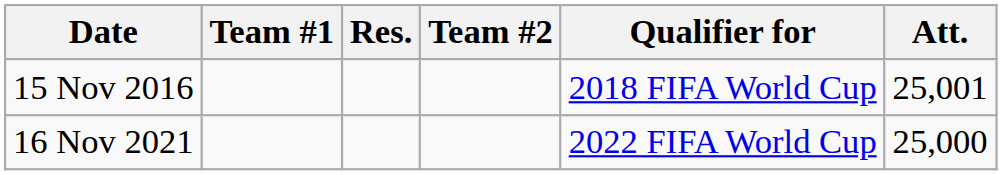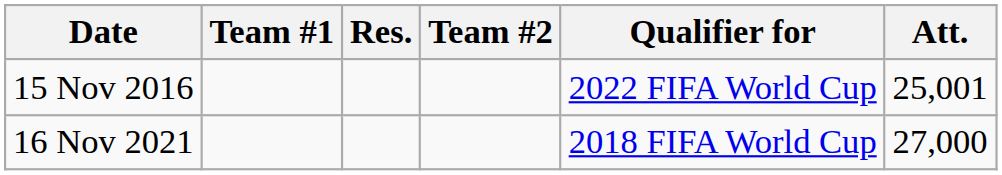(723, 86) 2018 FIFA World Cup -> (723, 86) 2022 FIFA World Cup
(723, 141) 2022 FIFA World Cup -> (723, 141) 2018 FIFA World Cup
(940, 141) 25,000 -> (940, 141) 27,000
